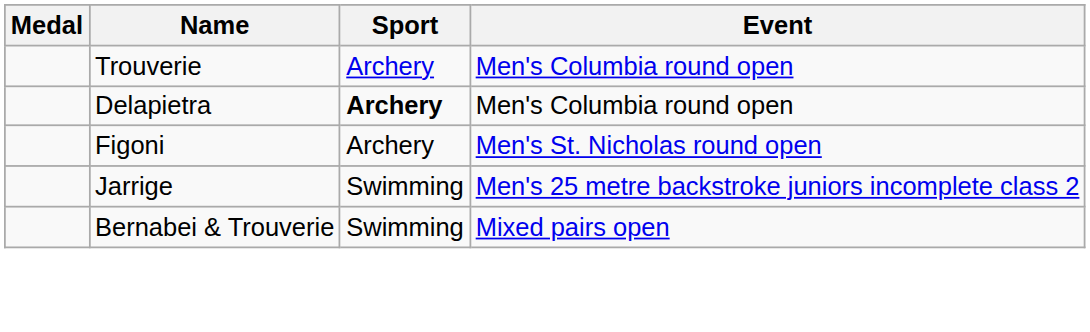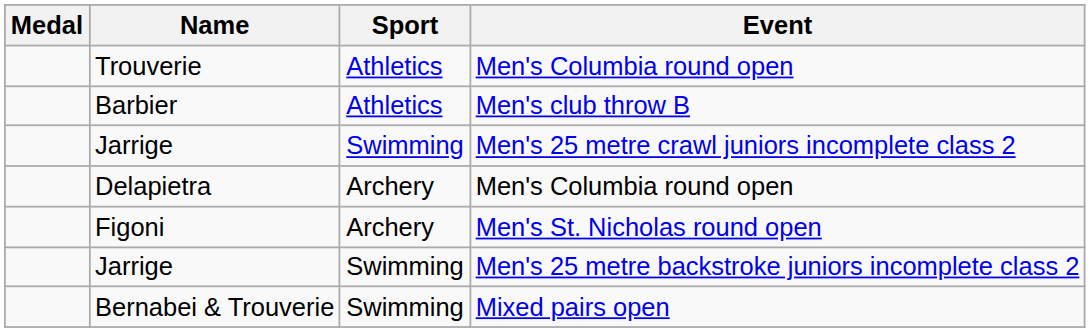(390, 66) Archery -> (394, 66) Athletics
+ row: (136, 106)
+ row: (134, 146)
(394, 106) bold -> (390, 186) normal
